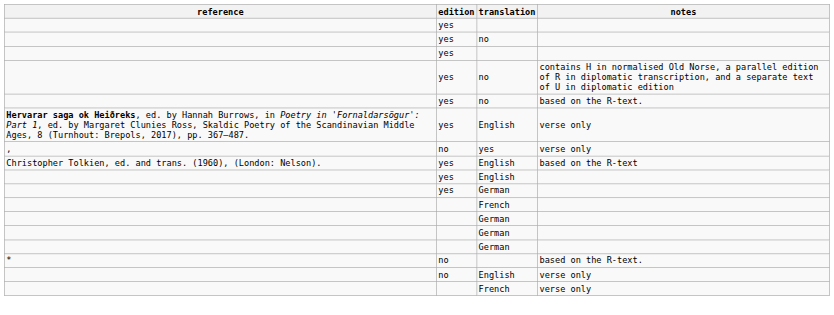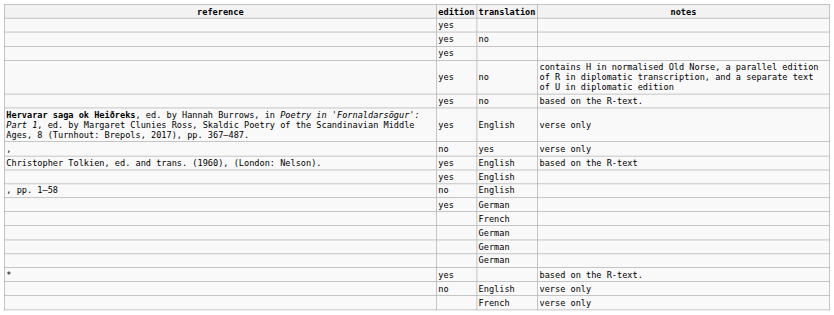+ row: (32, 191)
(444, 261) no -> (446, 275) yes
